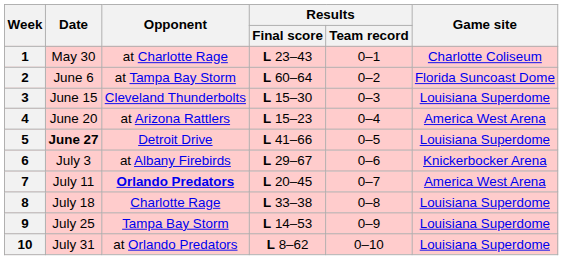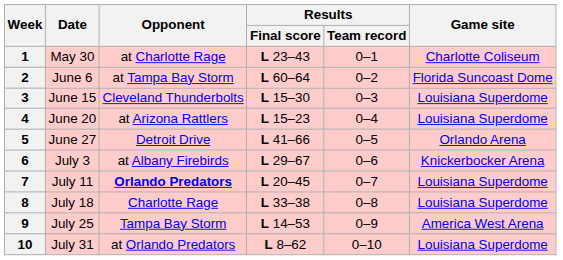(485, 119) America West Arena -> (483, 119) Louisiana Superdome
(74, 139) bold -> (72, 139) normal
(485, 139) Louisiana Superdome -> (483, 139) Orlando Arena
(485, 181) America West Arena -> (483, 181) Louisiana Superdome
(485, 223) Louisiana Superdome -> (483, 223) America West Arena
